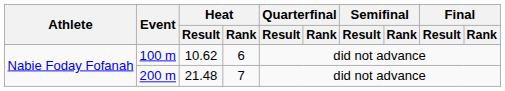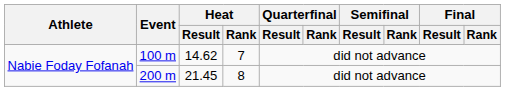(201, 55) 10.62 -> (201, 55) 14.62
(241, 55) 6 -> (241, 55) 7
(201, 76) 21.48 -> (201, 76) 21.45
(241, 76) 7 -> (241, 76) 8
